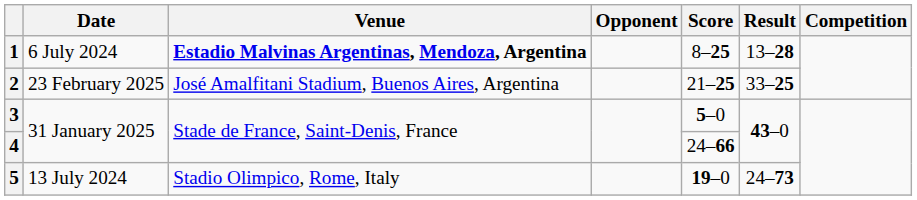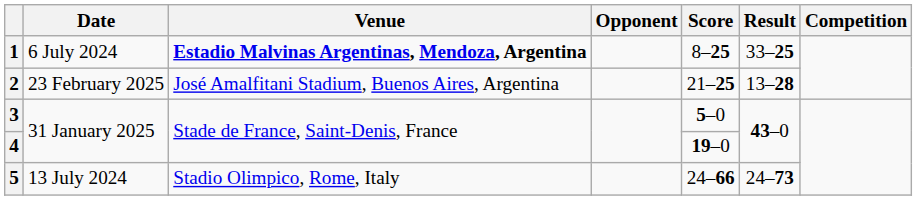(770, 51) 13–28 -> (770, 51) 33–25
(770, 83) 33–25 -> (770, 83) 13–28
(711, 146) 24–66 -> (711, 146) 19–0
(711, 178) 19–0 -> (711, 178) 24–66
